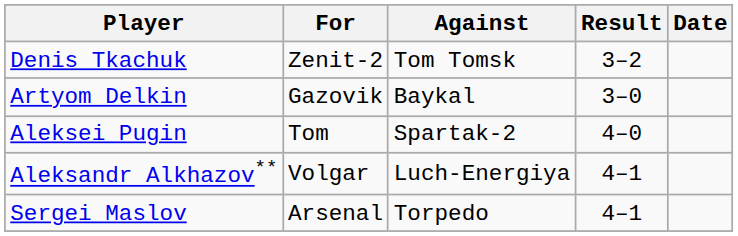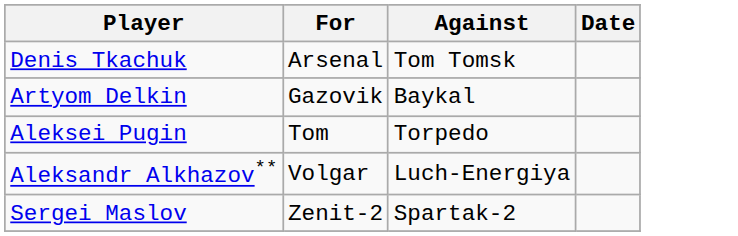- column: (622, 23)
(336, 60) Zenit-2 -> (336, 60) Arsenal
(455, 134) Spartak-2 -> (441, 134) Torpedo
(336, 213) Arsenal -> (336, 213) Zenit-2
(441, 213) Torpedo -> (455, 213) Spartak-2
